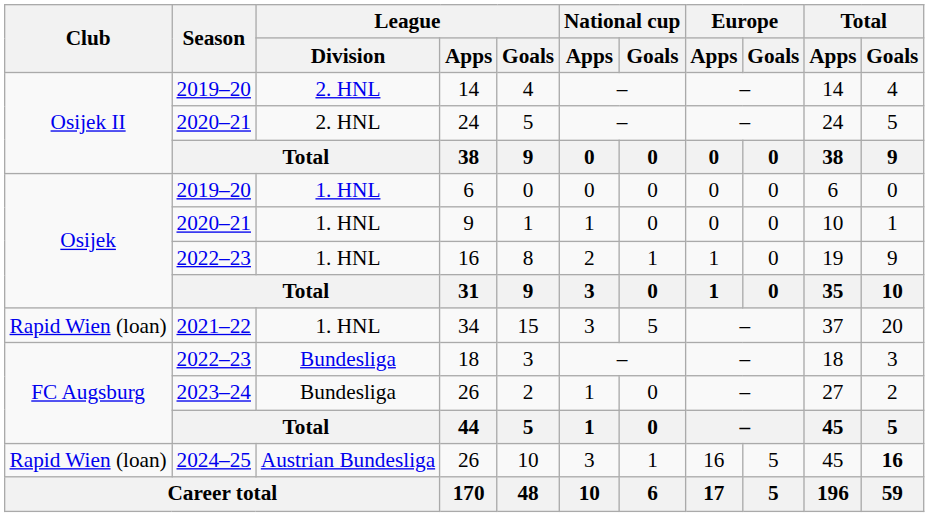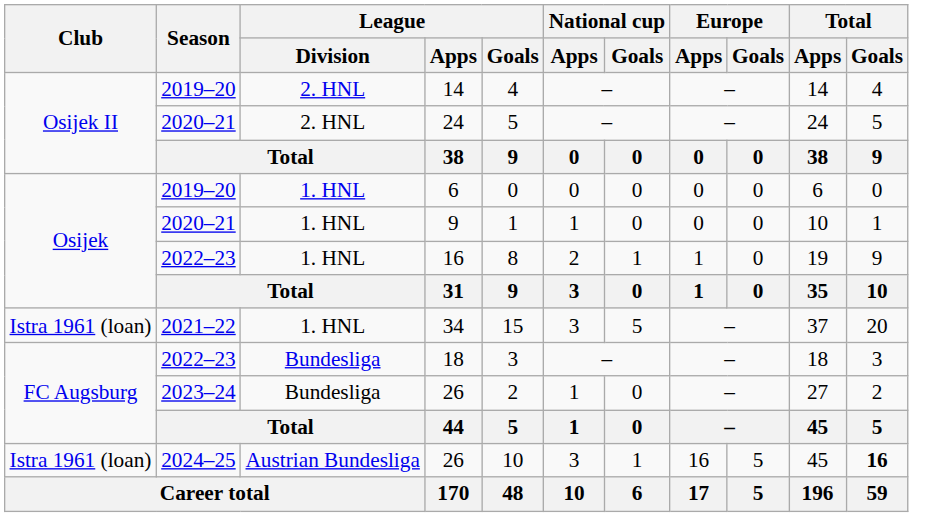(88, 325) Rapid Wien (loan) -> (80, 325) Istra 1961 (loan)
(88, 460) Rapid Wien (loan) -> (80, 460) Istra 1961 (loan)
